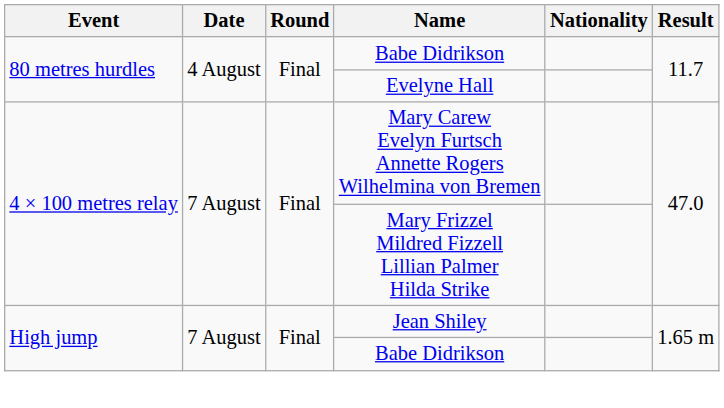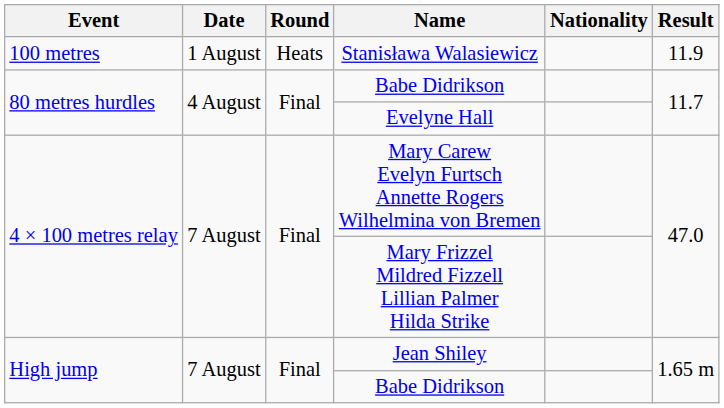+ row: (55, 53)
